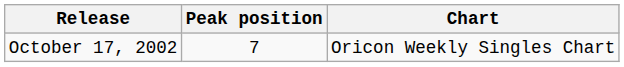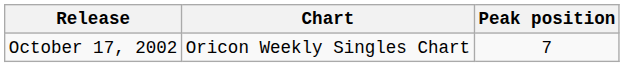columns swapped: (473, 19) <-> (254, 19)
